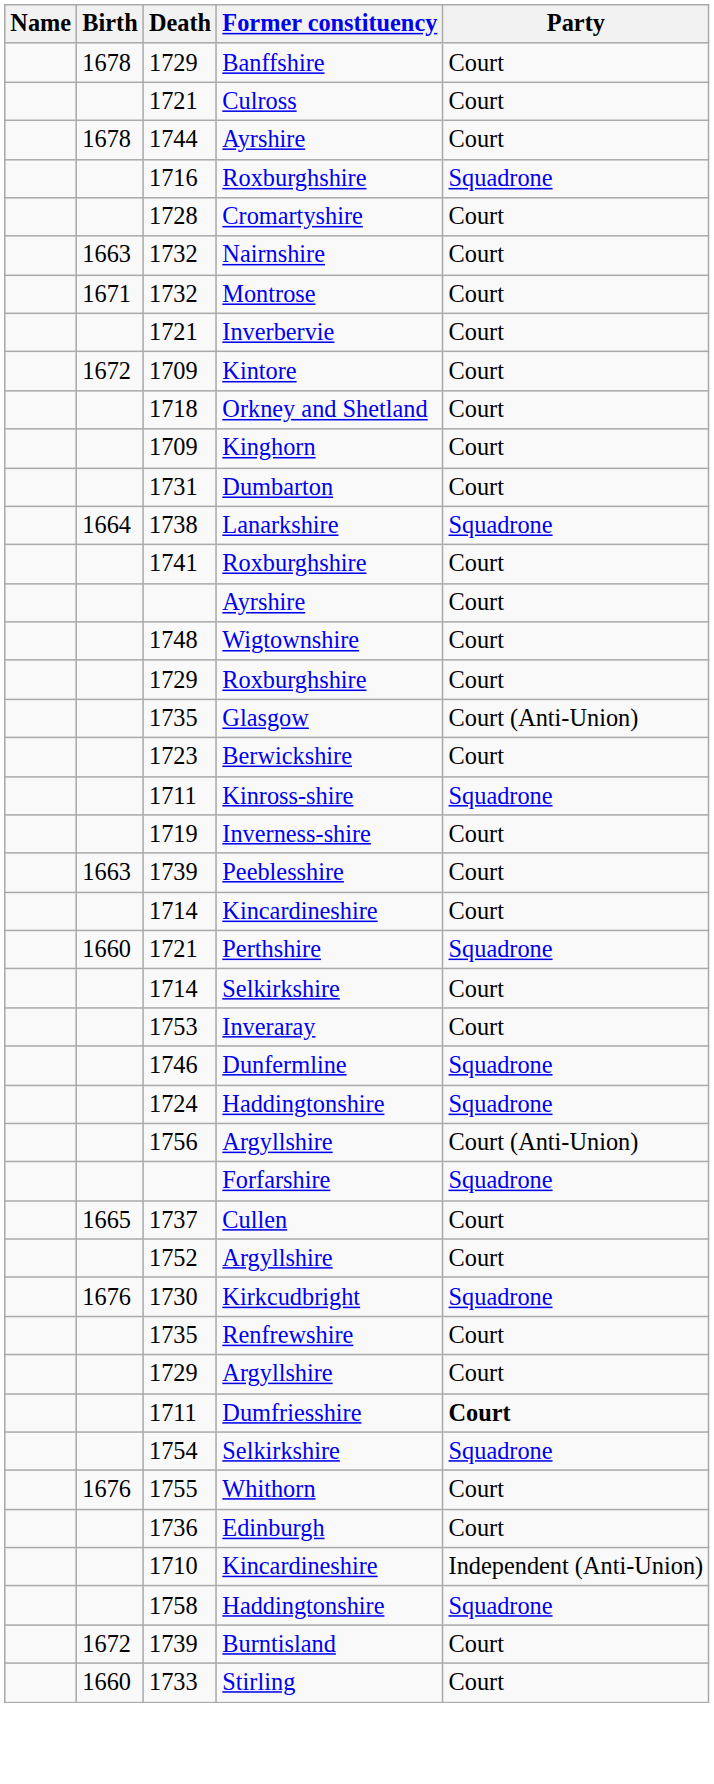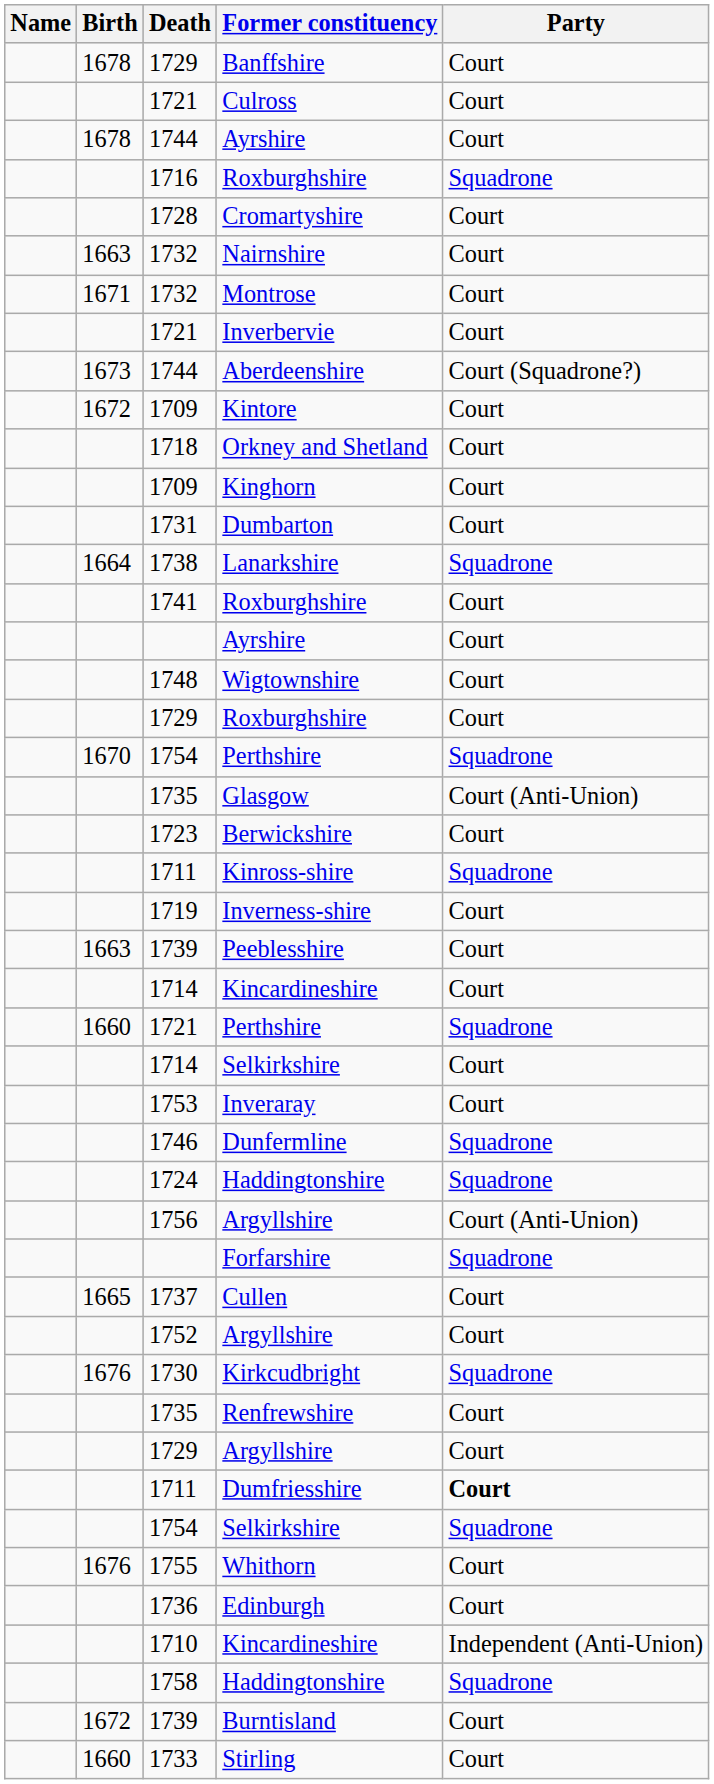+ row: (173, 370)
+ row: (173, 756)
